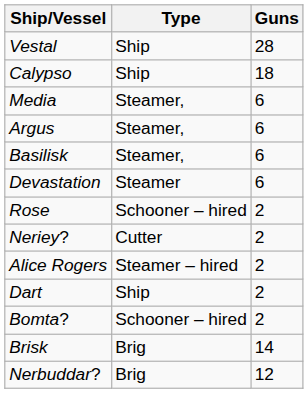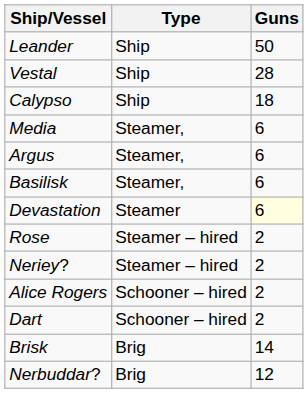+ row: (41, 45)
(260, 182) no background -> (260, 210) lightyellow background
(181, 210) Schooner – hired -> (177, 237) Steamer – hired
(139, 237) Cutter -> (177, 265) Steamer – hired
(177, 265) Steamer – hired -> (181, 292) Schooner – hired
(132, 292) Ship -> (181, 319) Schooner – hired
- row: (39, 319)
